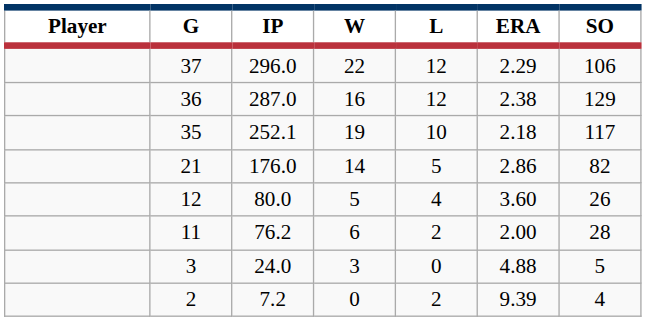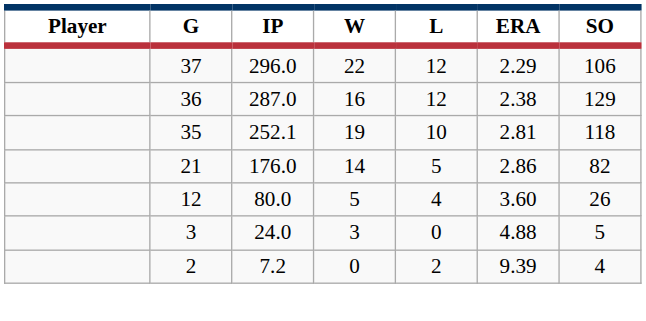(518, 132) 2.18 -> (518, 132) 2.81
(600, 132) 117 -> (600, 132) 118
- row: (191, 232)
